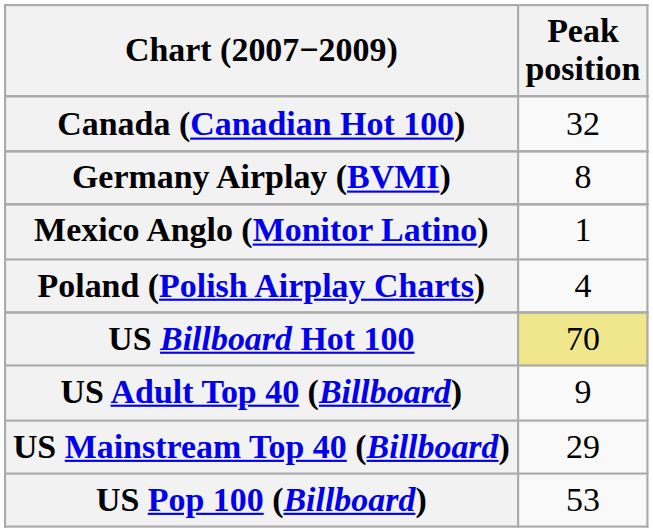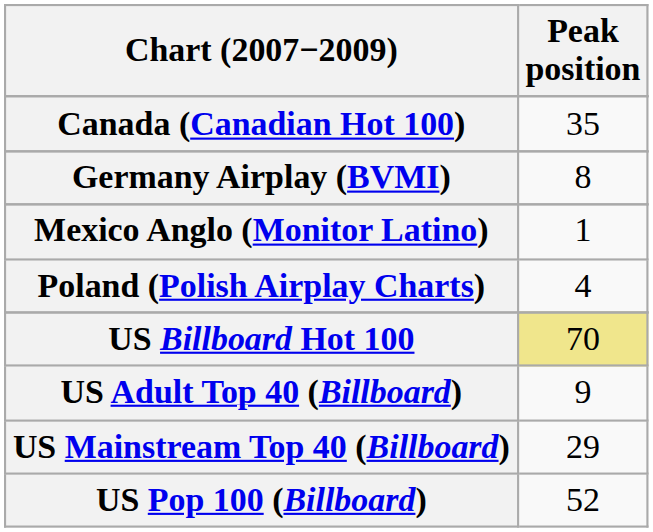(583, 123) 32 -> (583, 123) 35
(583, 499) 53 -> (583, 499) 52
